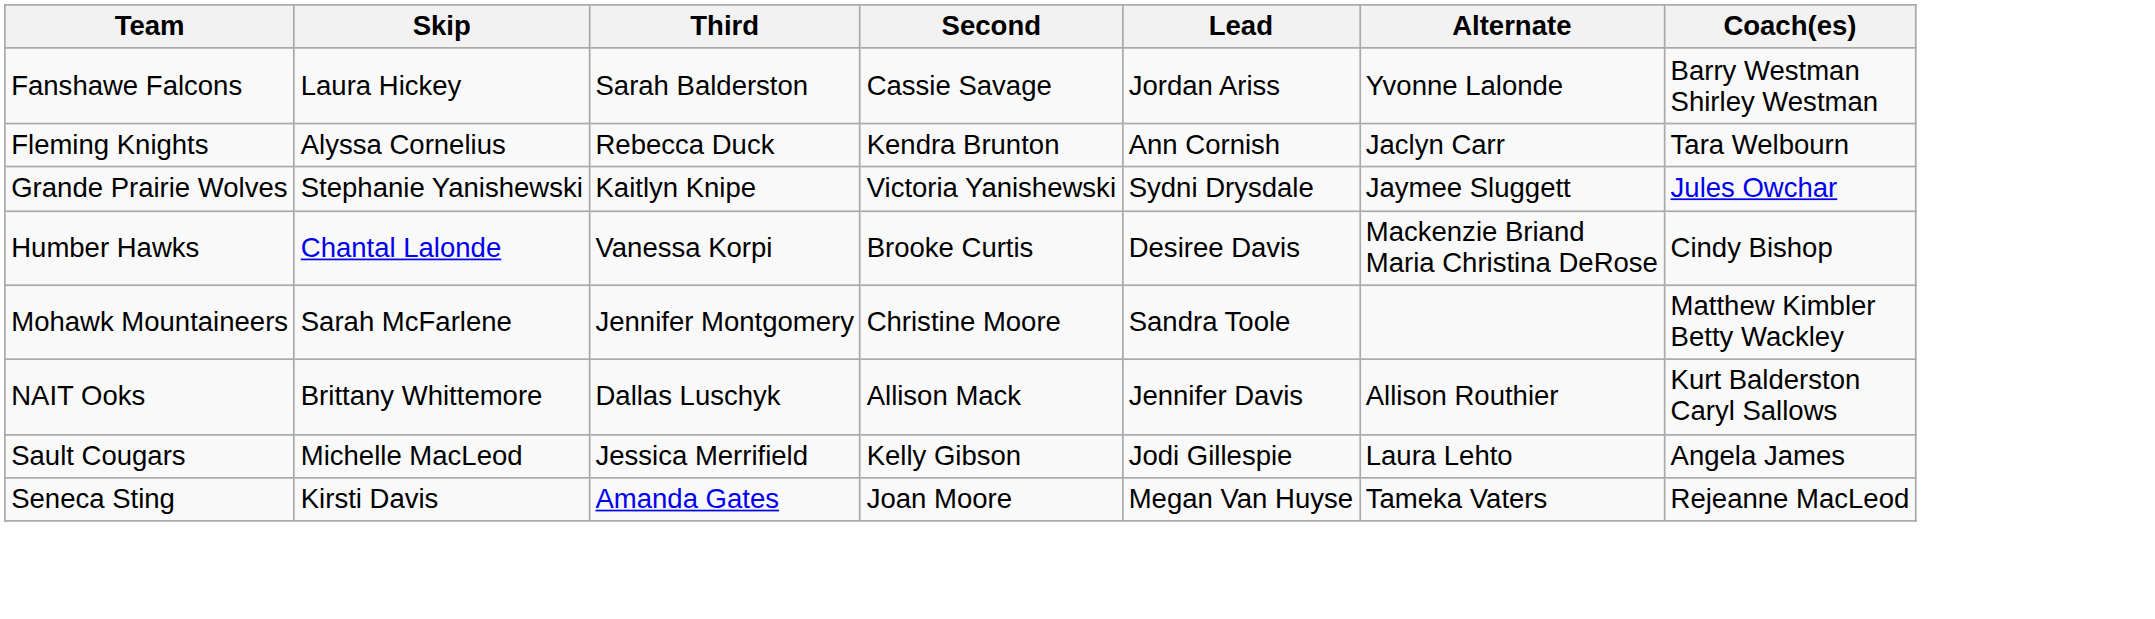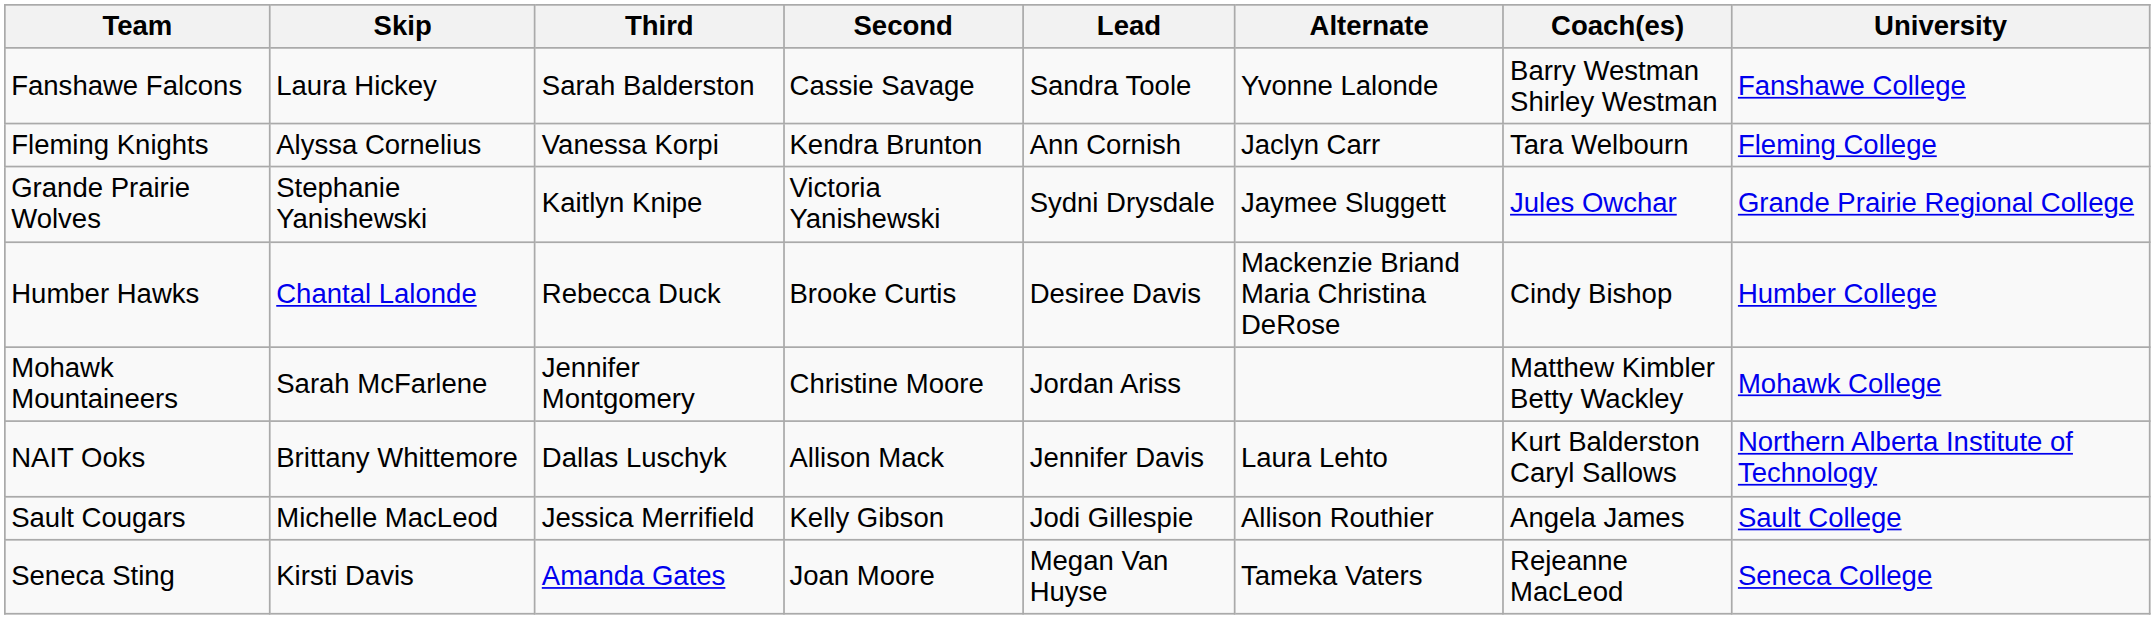+ column: (1941, 26)
(1204, 85) Jordan Ariss -> (1110, 85) Sandra Toole
(685, 144) Rebecca Duck -> (630, 144) Vanessa Korpi
(684, 247) Vanessa Korpi -> (631, 293) Rebecca Duck
(1210, 321) Sandra Toole -> (1105, 383) Jordan Ariss
(1462, 396) Allison Routhier -> (1314, 458) Laura Lehto
(1439, 455) Laura Lehto -> (1337, 517) Allison Routhier
